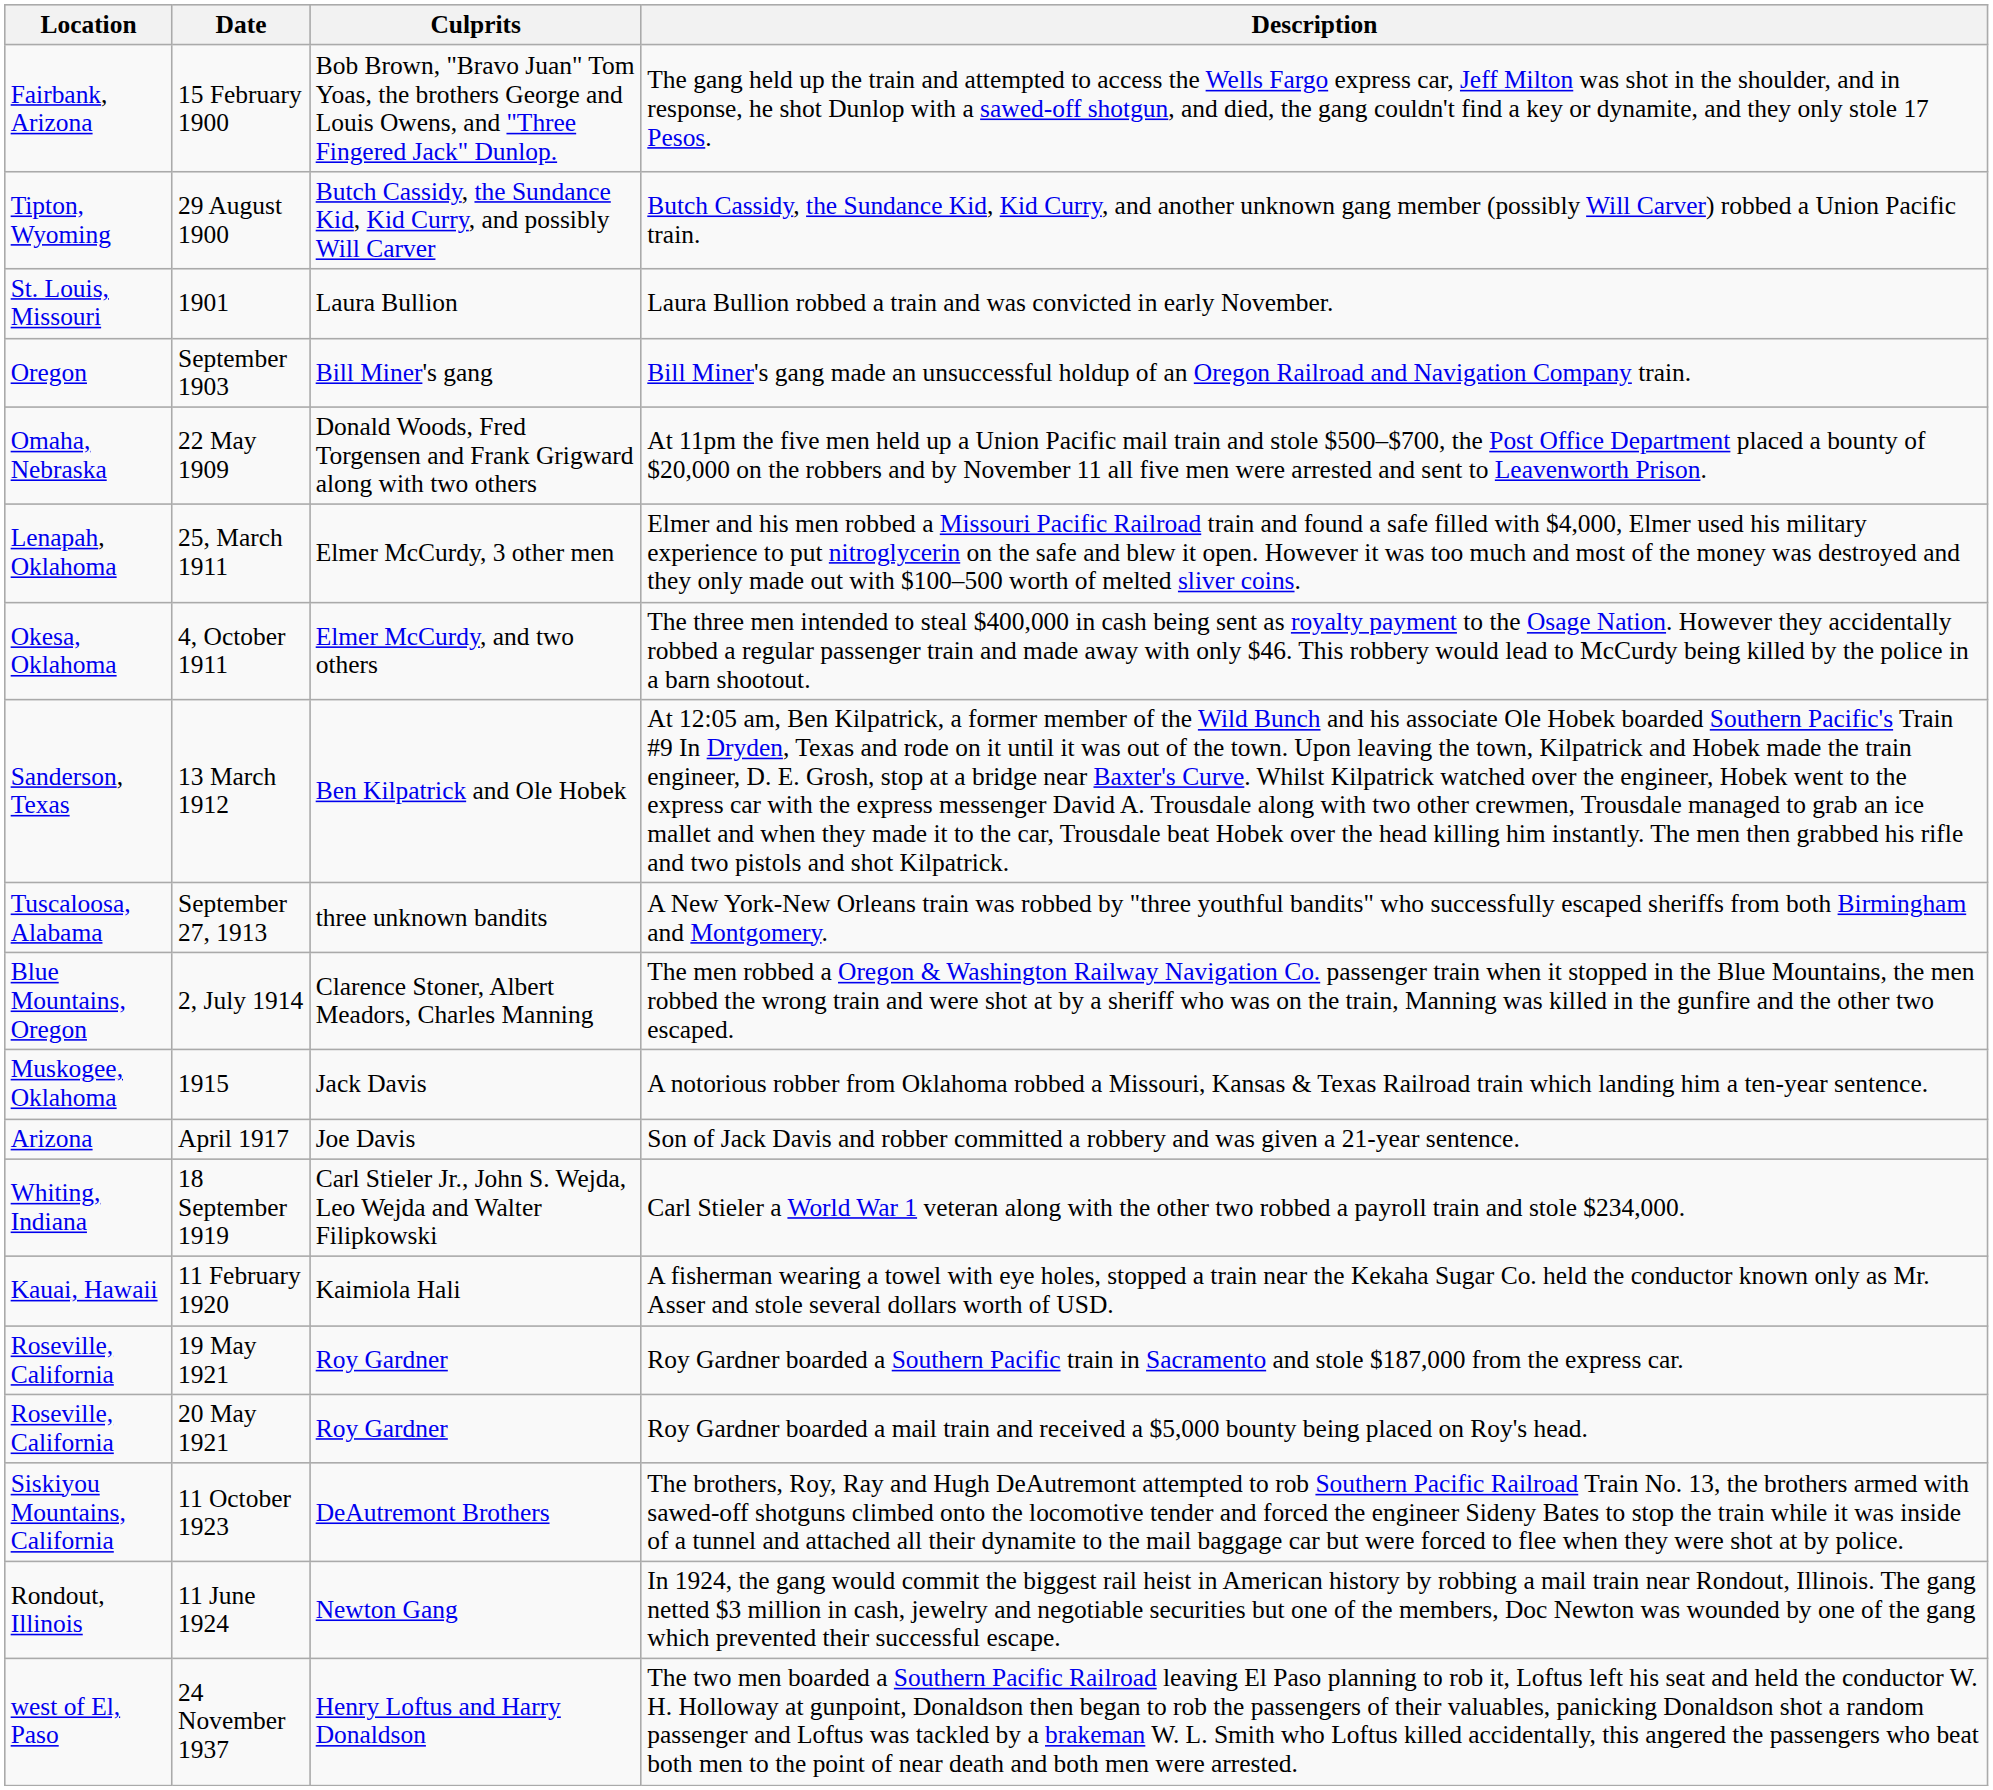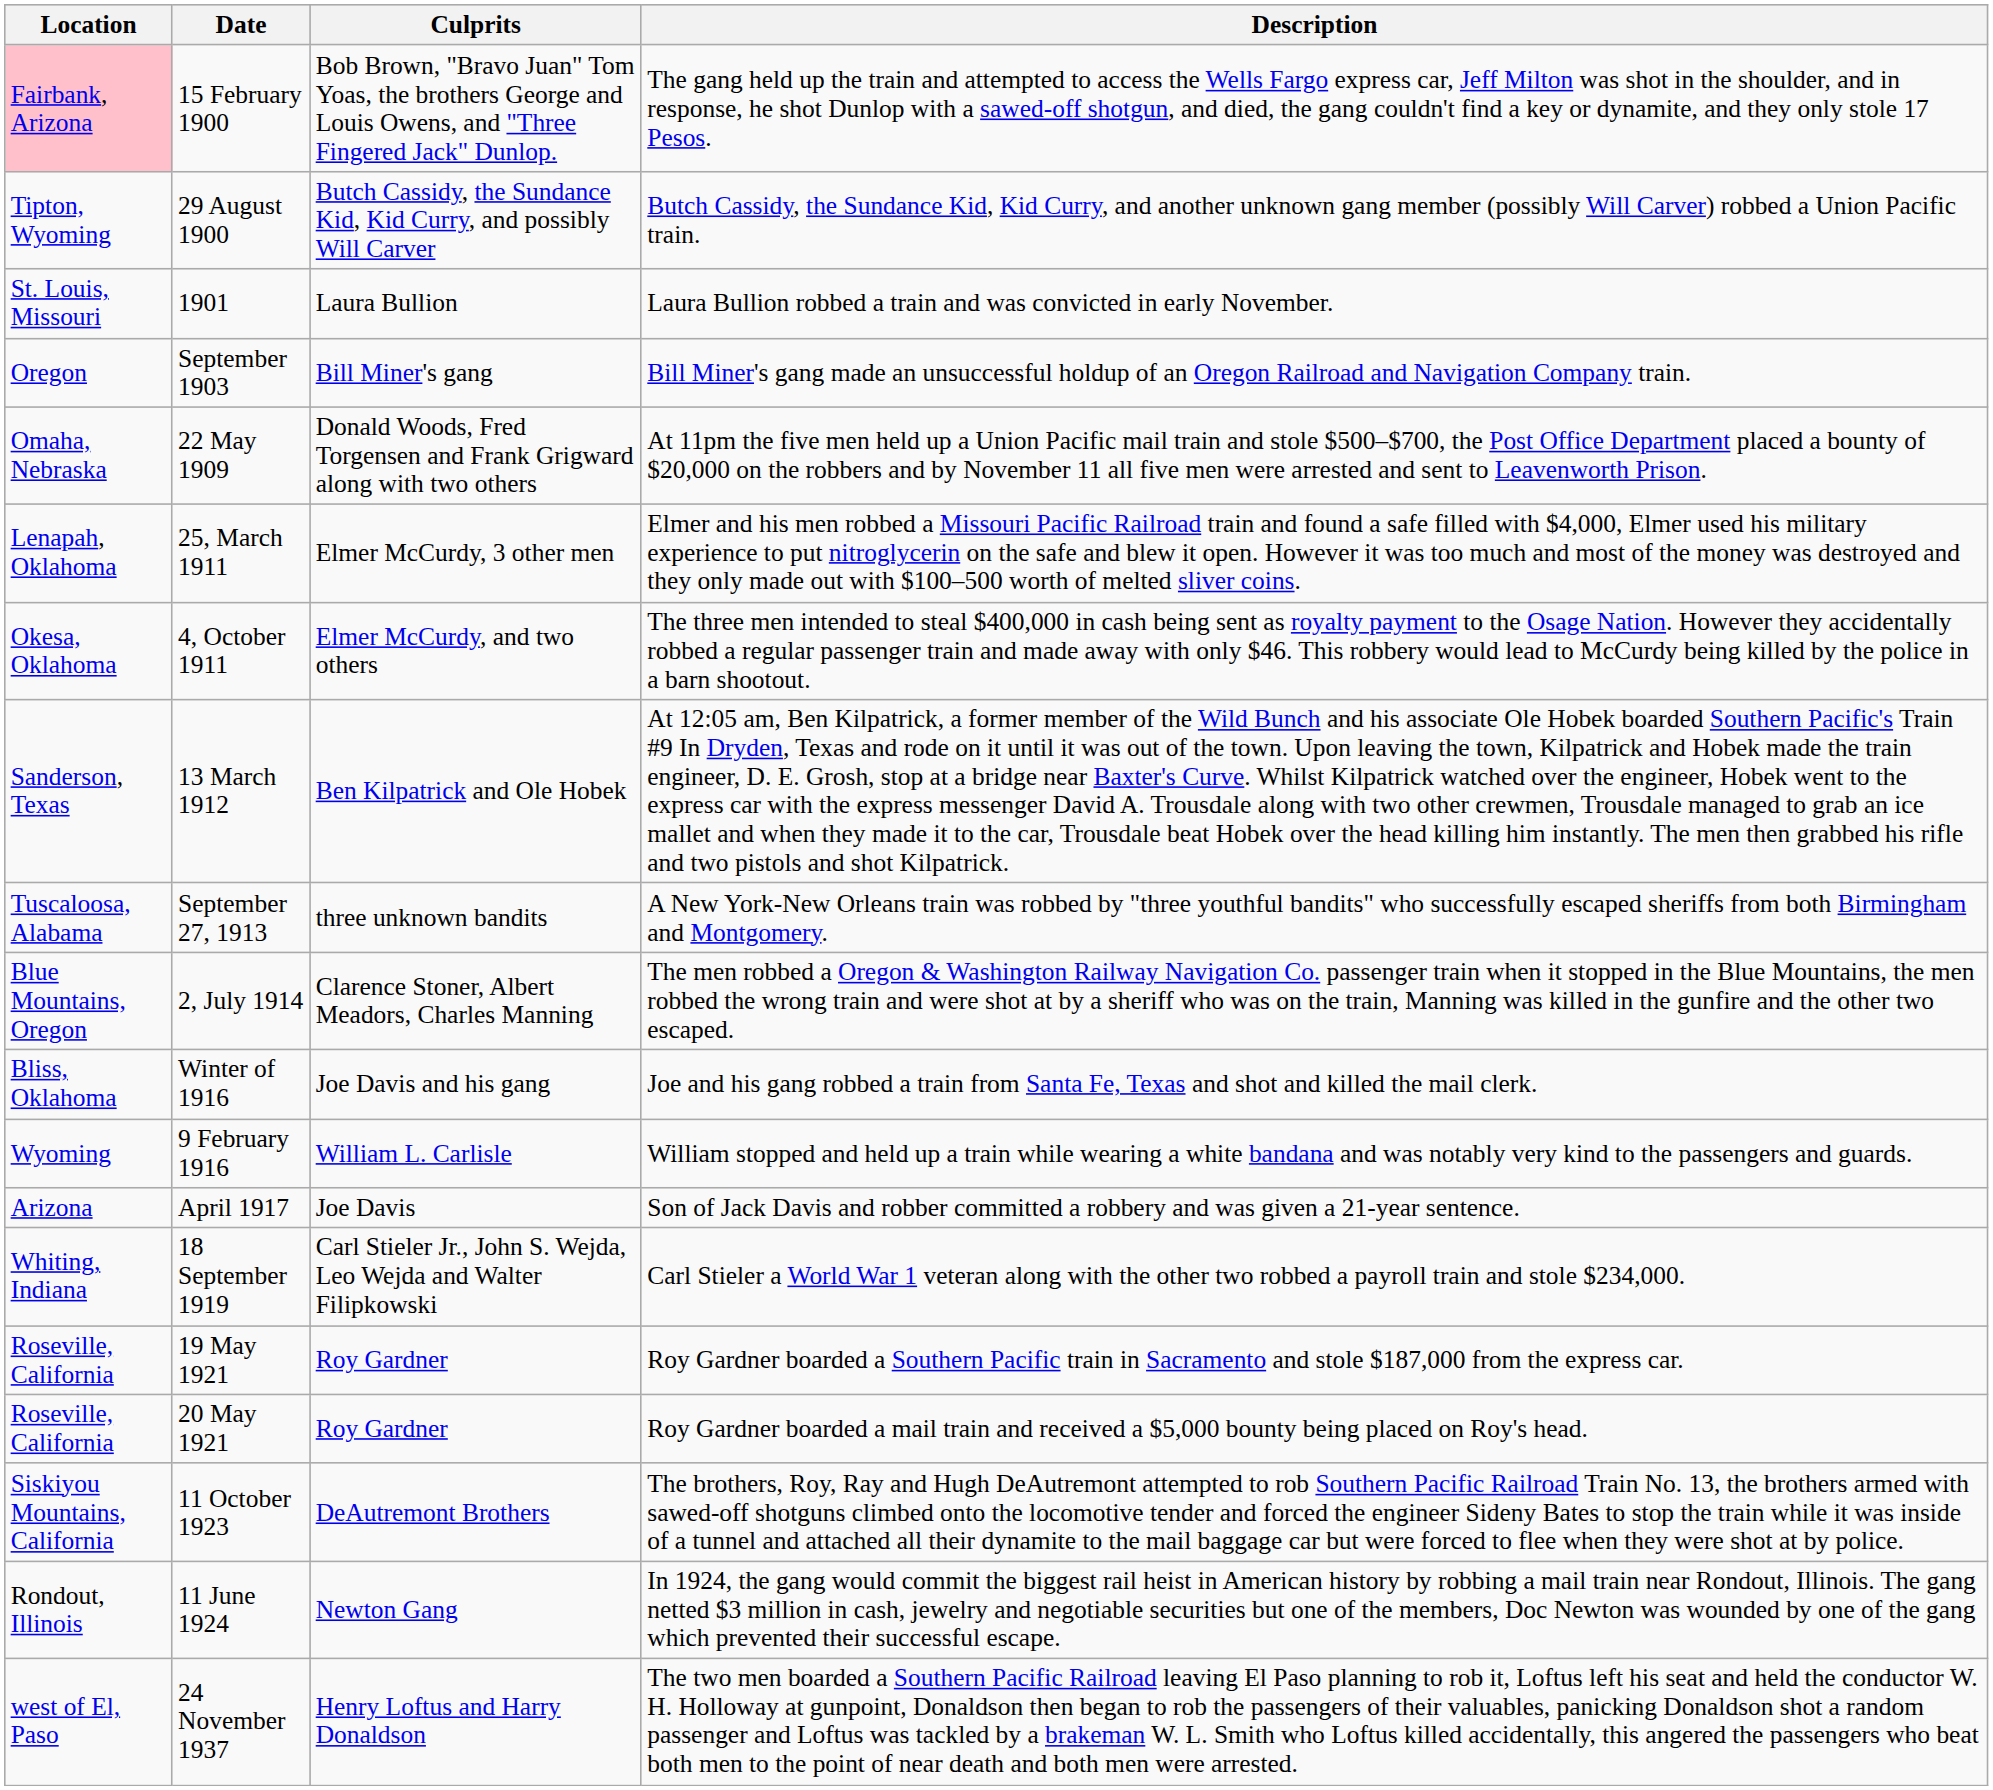(59, 107) no background -> (59, 107) pink background
- row: (204, 1083)
+ row: (227, 1083)
+ row: (234, 1152)
- row: (239, 1290)
